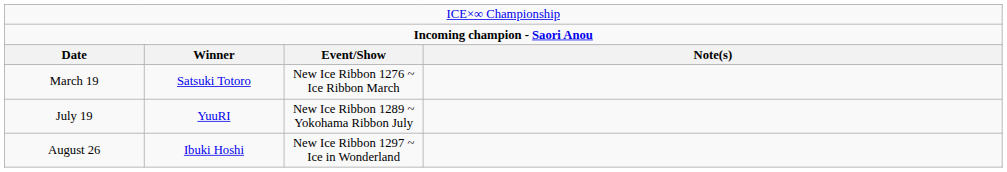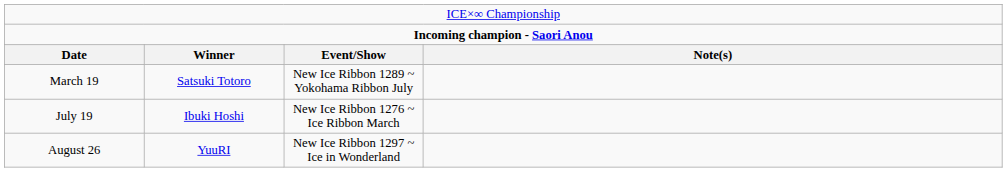(354, 81) New Ice Ribbon 1276 ~ Ice Ribbon March -> (354, 81) New Ice Ribbon 1289 ~ Yokohama Ribbon July
(214, 116) YuuRI -> (214, 116) Ibuki Hoshi
(354, 116) New Ice Ribbon 1289 ~ Yokohama Ribbon July -> (354, 116) New Ice Ribbon 1276 ~ Ice Ribbon March
(214, 150) Ibuki Hoshi -> (214, 150) YuuRI
